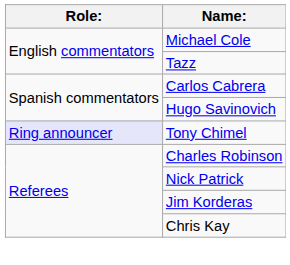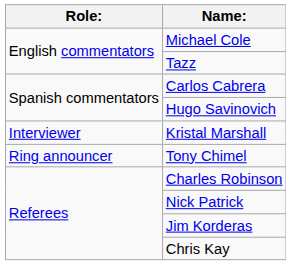+ row: (216, 132)
(61, 132) lavender background -> (61, 156) no background
